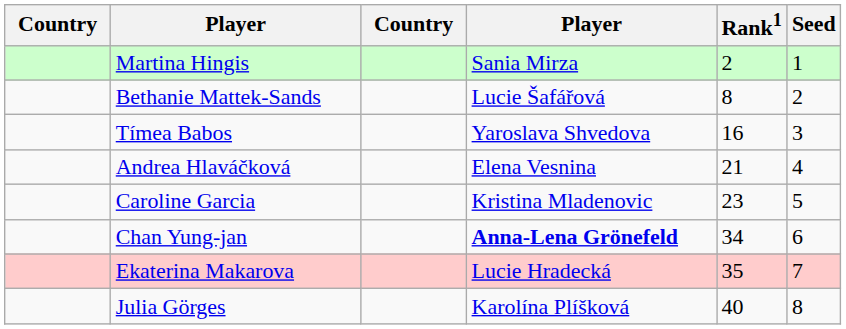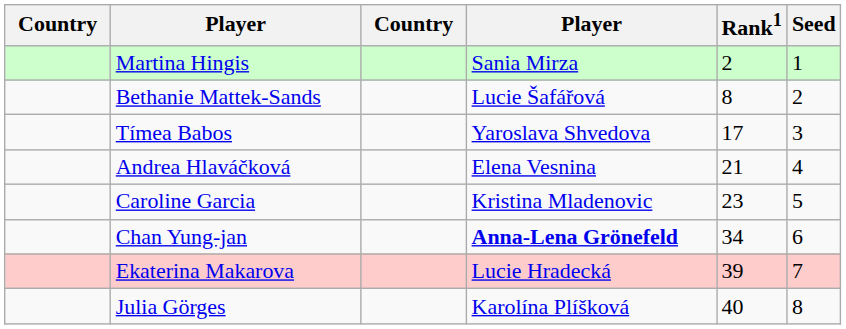(732, 132) 16 -> (732, 132) 17
(732, 271) 35 -> (732, 271) 39
